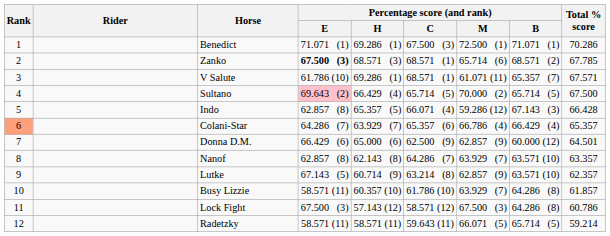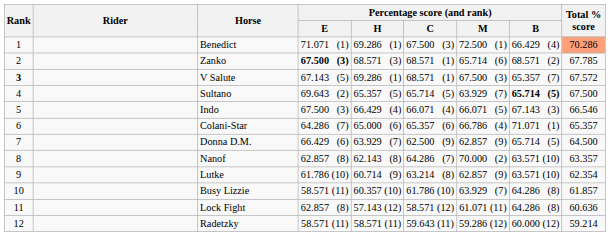(536, 45) 71.071 (1) -> (536, 45) 66.429 (4)
(584, 45) no background -> (584, 45) lightsalmon background
(19, 77) normal -> (19, 77) bold
(325, 77) 61.786 (10) -> (325, 77) 67.143 (5)
(483, 77) 61.071 (11) -> (483, 77) 67.500 (3)
(584, 77) 67.571 -> (584, 77) 67.572
(325, 93) pink background -> (325, 93) no background
(377, 93) 66.429 (4) -> (377, 93) 65.357 (5)
(483, 93) 70.000 (2) -> (483, 93) 63.929 (7)
(536, 93) normal -> (536, 93) bold
(325, 110) 62.857 (8) -> (325, 110) 67.500 (3)
(377, 110) 65.357 (5) -> (377, 110) 66.429 (4)
(483, 110) 59.286 (12) -> (483, 110) 66.071 (5)
(584, 110) 66.428 -> (584, 110) 66.546
(19, 126) lightsalmon background -> (19, 126) no background
(377, 126) 63.929 (7) -> (377, 126) 65.000 (6)
(536, 126) 66.429 (4) -> (536, 126) 71.071 (1)
(377, 142) 65.000 (6) -> (377, 142) 63.929 (7)
(536, 142) 60.000 (12) -> (536, 142) 65.714 (5)
(584, 142) 64.501 -> (584, 142) 64.500
(483, 158) 63.929 (7) -> (483, 158) 70.000 (2)
(325, 175) 67.143 (5) -> (325, 175) 61.786 (10)
(584, 175) 62.357 -> (584, 175) 62.354
(325, 207) 67.500 (3) -> (325, 207) 62.857 (8)
(483, 207) 67.500 (3) -> (483, 207) 61.071 (11)
(584, 207) 60.786 -> (584, 207) 60.636
(483, 223) 66.071 (5) -> (483, 223) 59.286 (12)
(536, 223) 65.714 (5) -> (536, 223) 60.000 (12)
